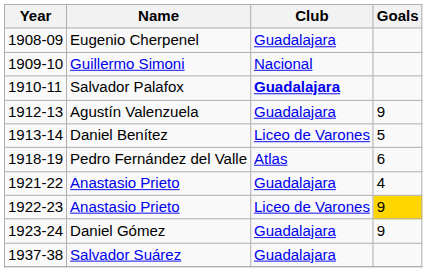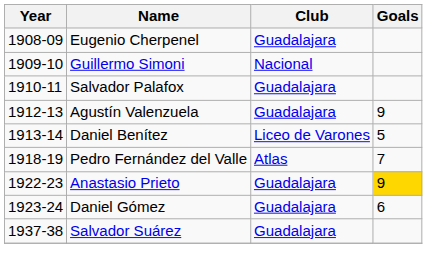(297, 87) bold -> (295, 87) normal
(381, 159) 6 -> (381, 159) 7
- row: (36, 183)
(312, 207) Liceo de Varones -> (295, 183) Guadalajara
(381, 231) 9 -> (381, 207) 6
